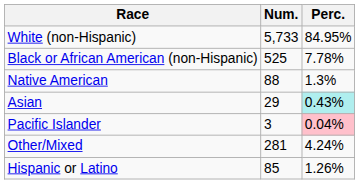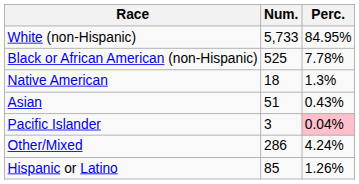(272, 80) 88 -> (272, 80) 18
(272, 102) 29 -> (272, 102) 51
(324, 102) paleturquoise background -> (324, 102) no background
(275, 146) 281 -> (275, 146) 286
